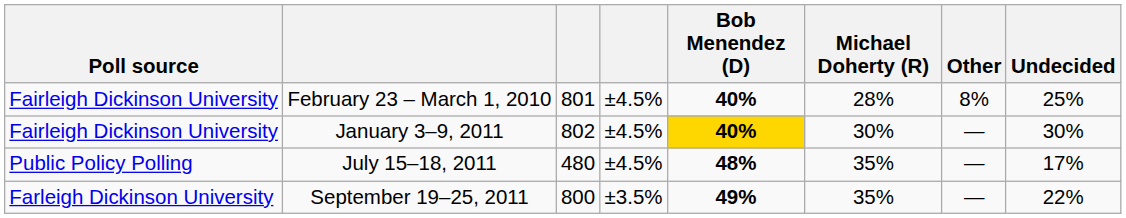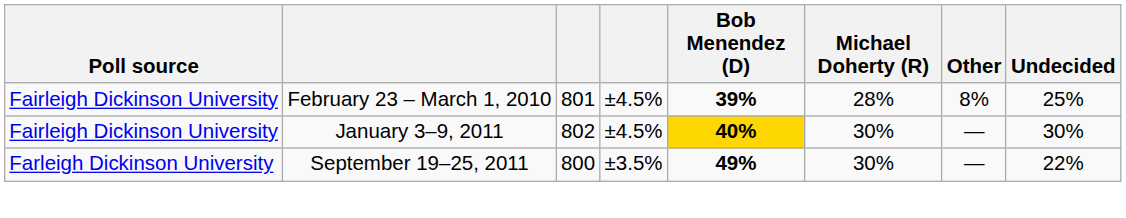(736, 99) 40% -> (736, 99) 39%
- row: (419, 164)
(873, 196) 35% -> (873, 164) 30%
